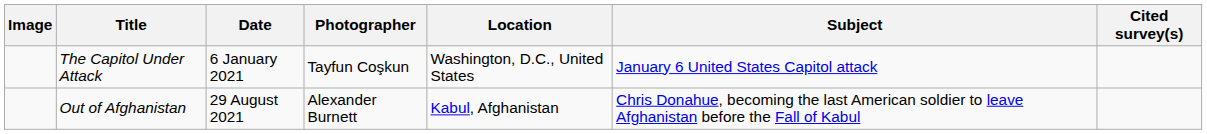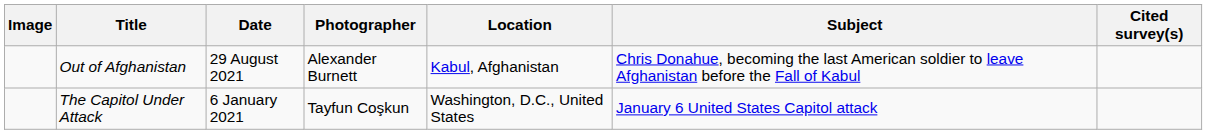rows swapped: (122, 66) <-> (123, 108)
